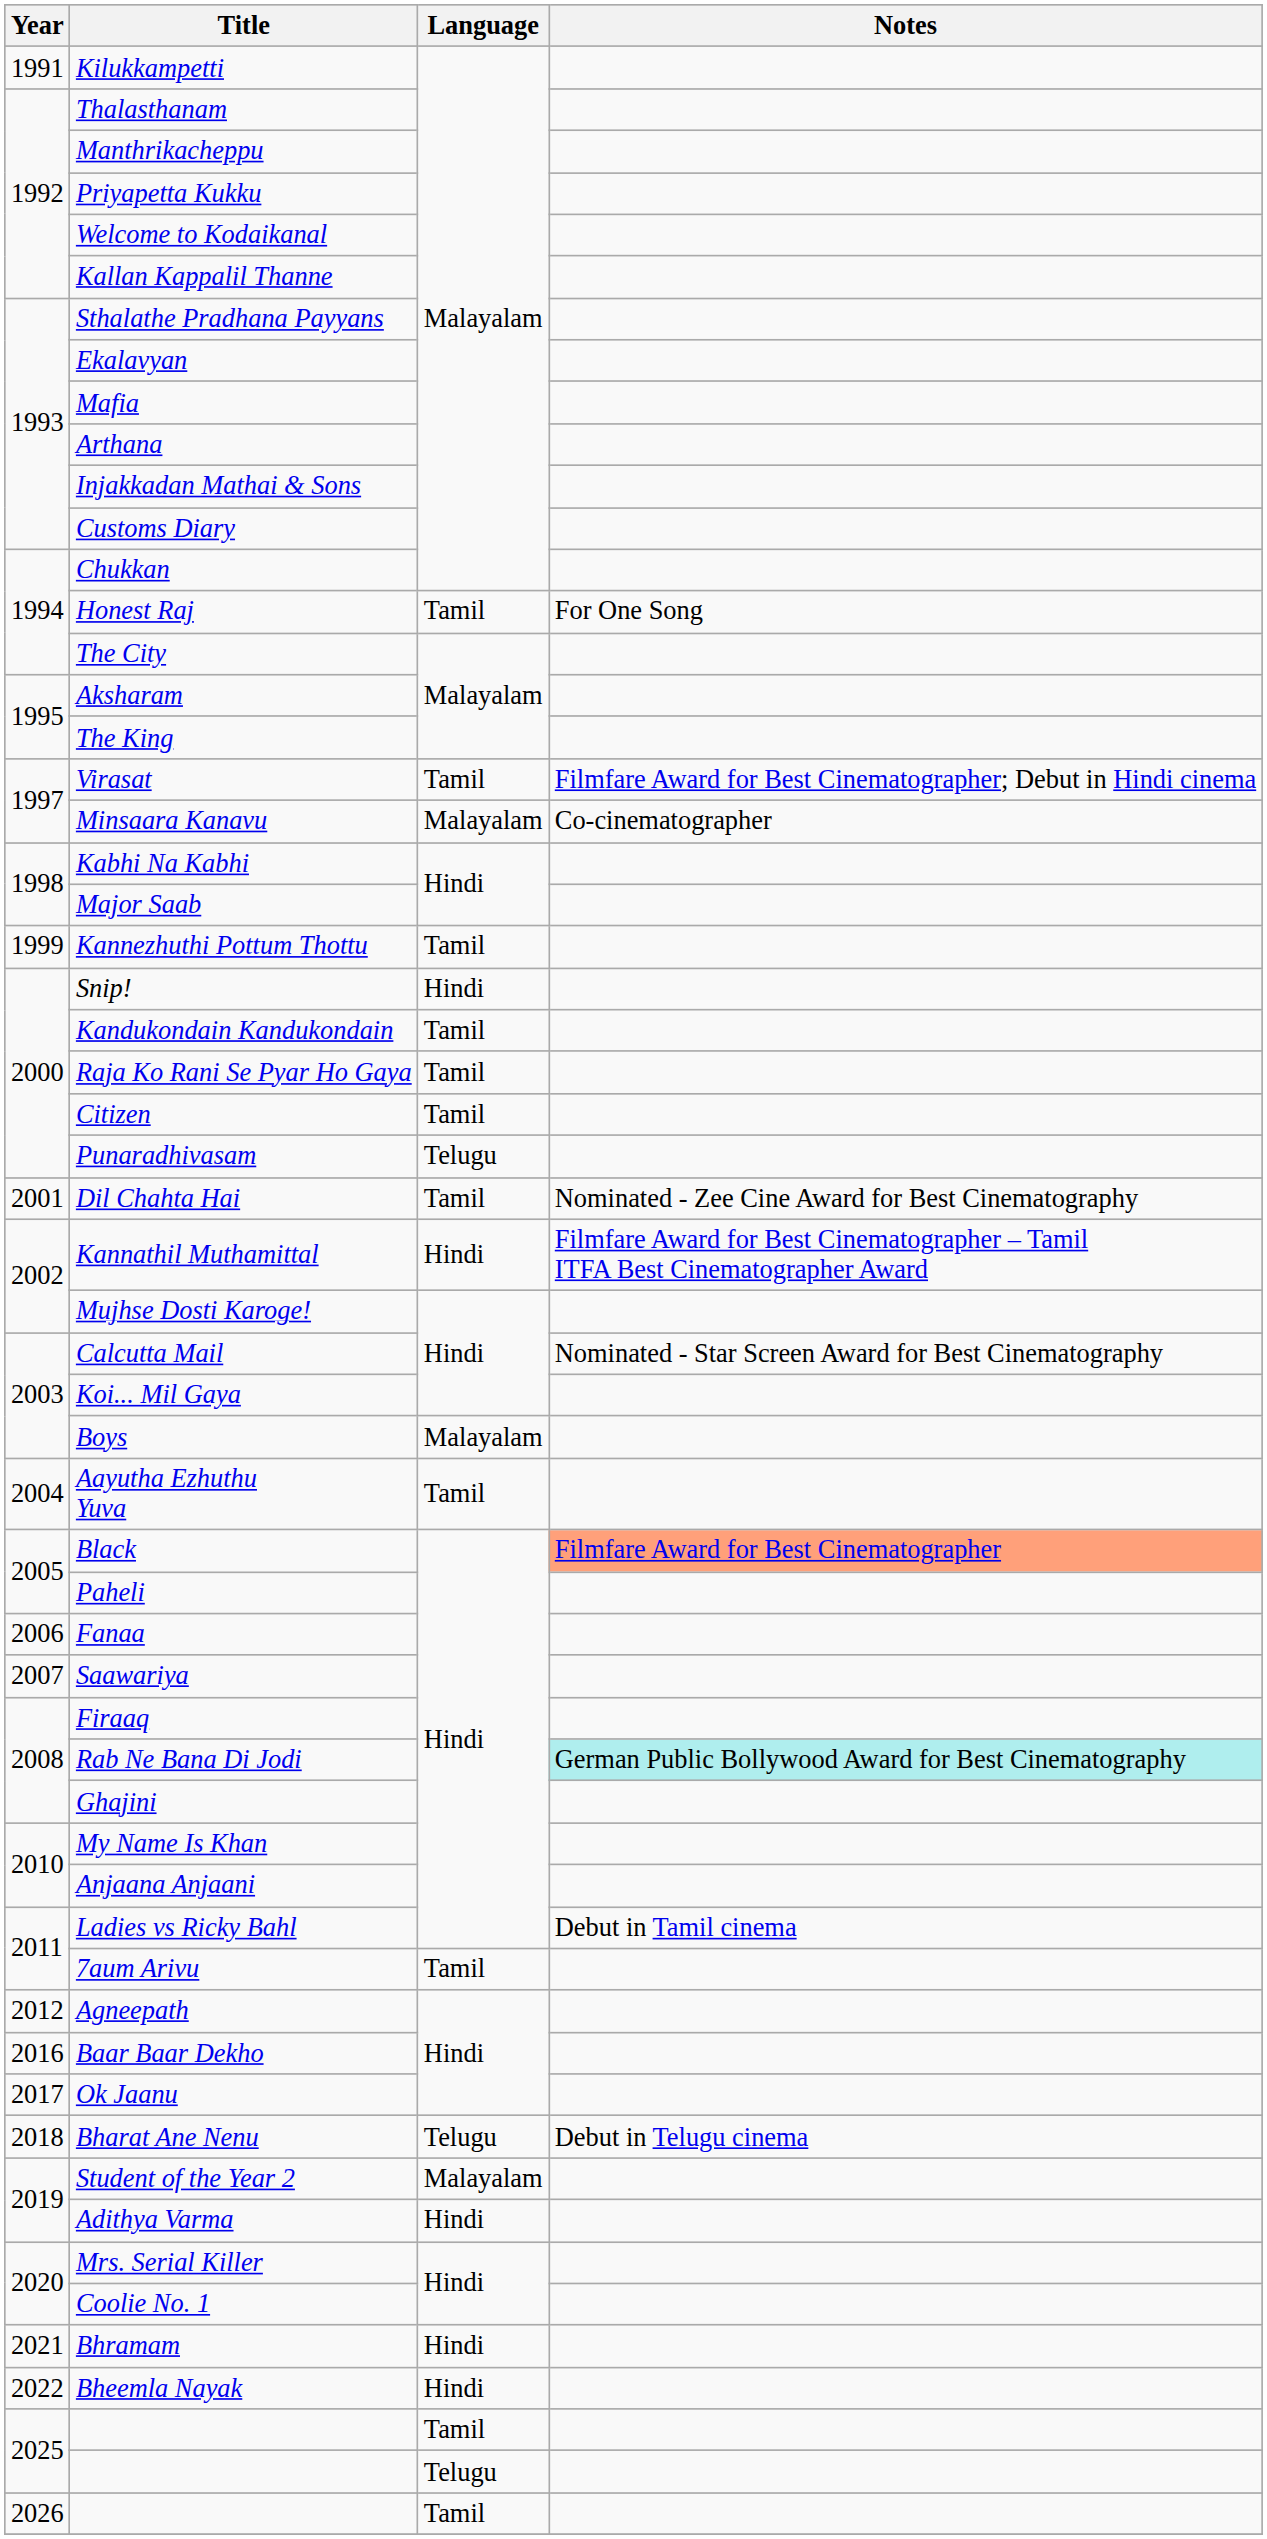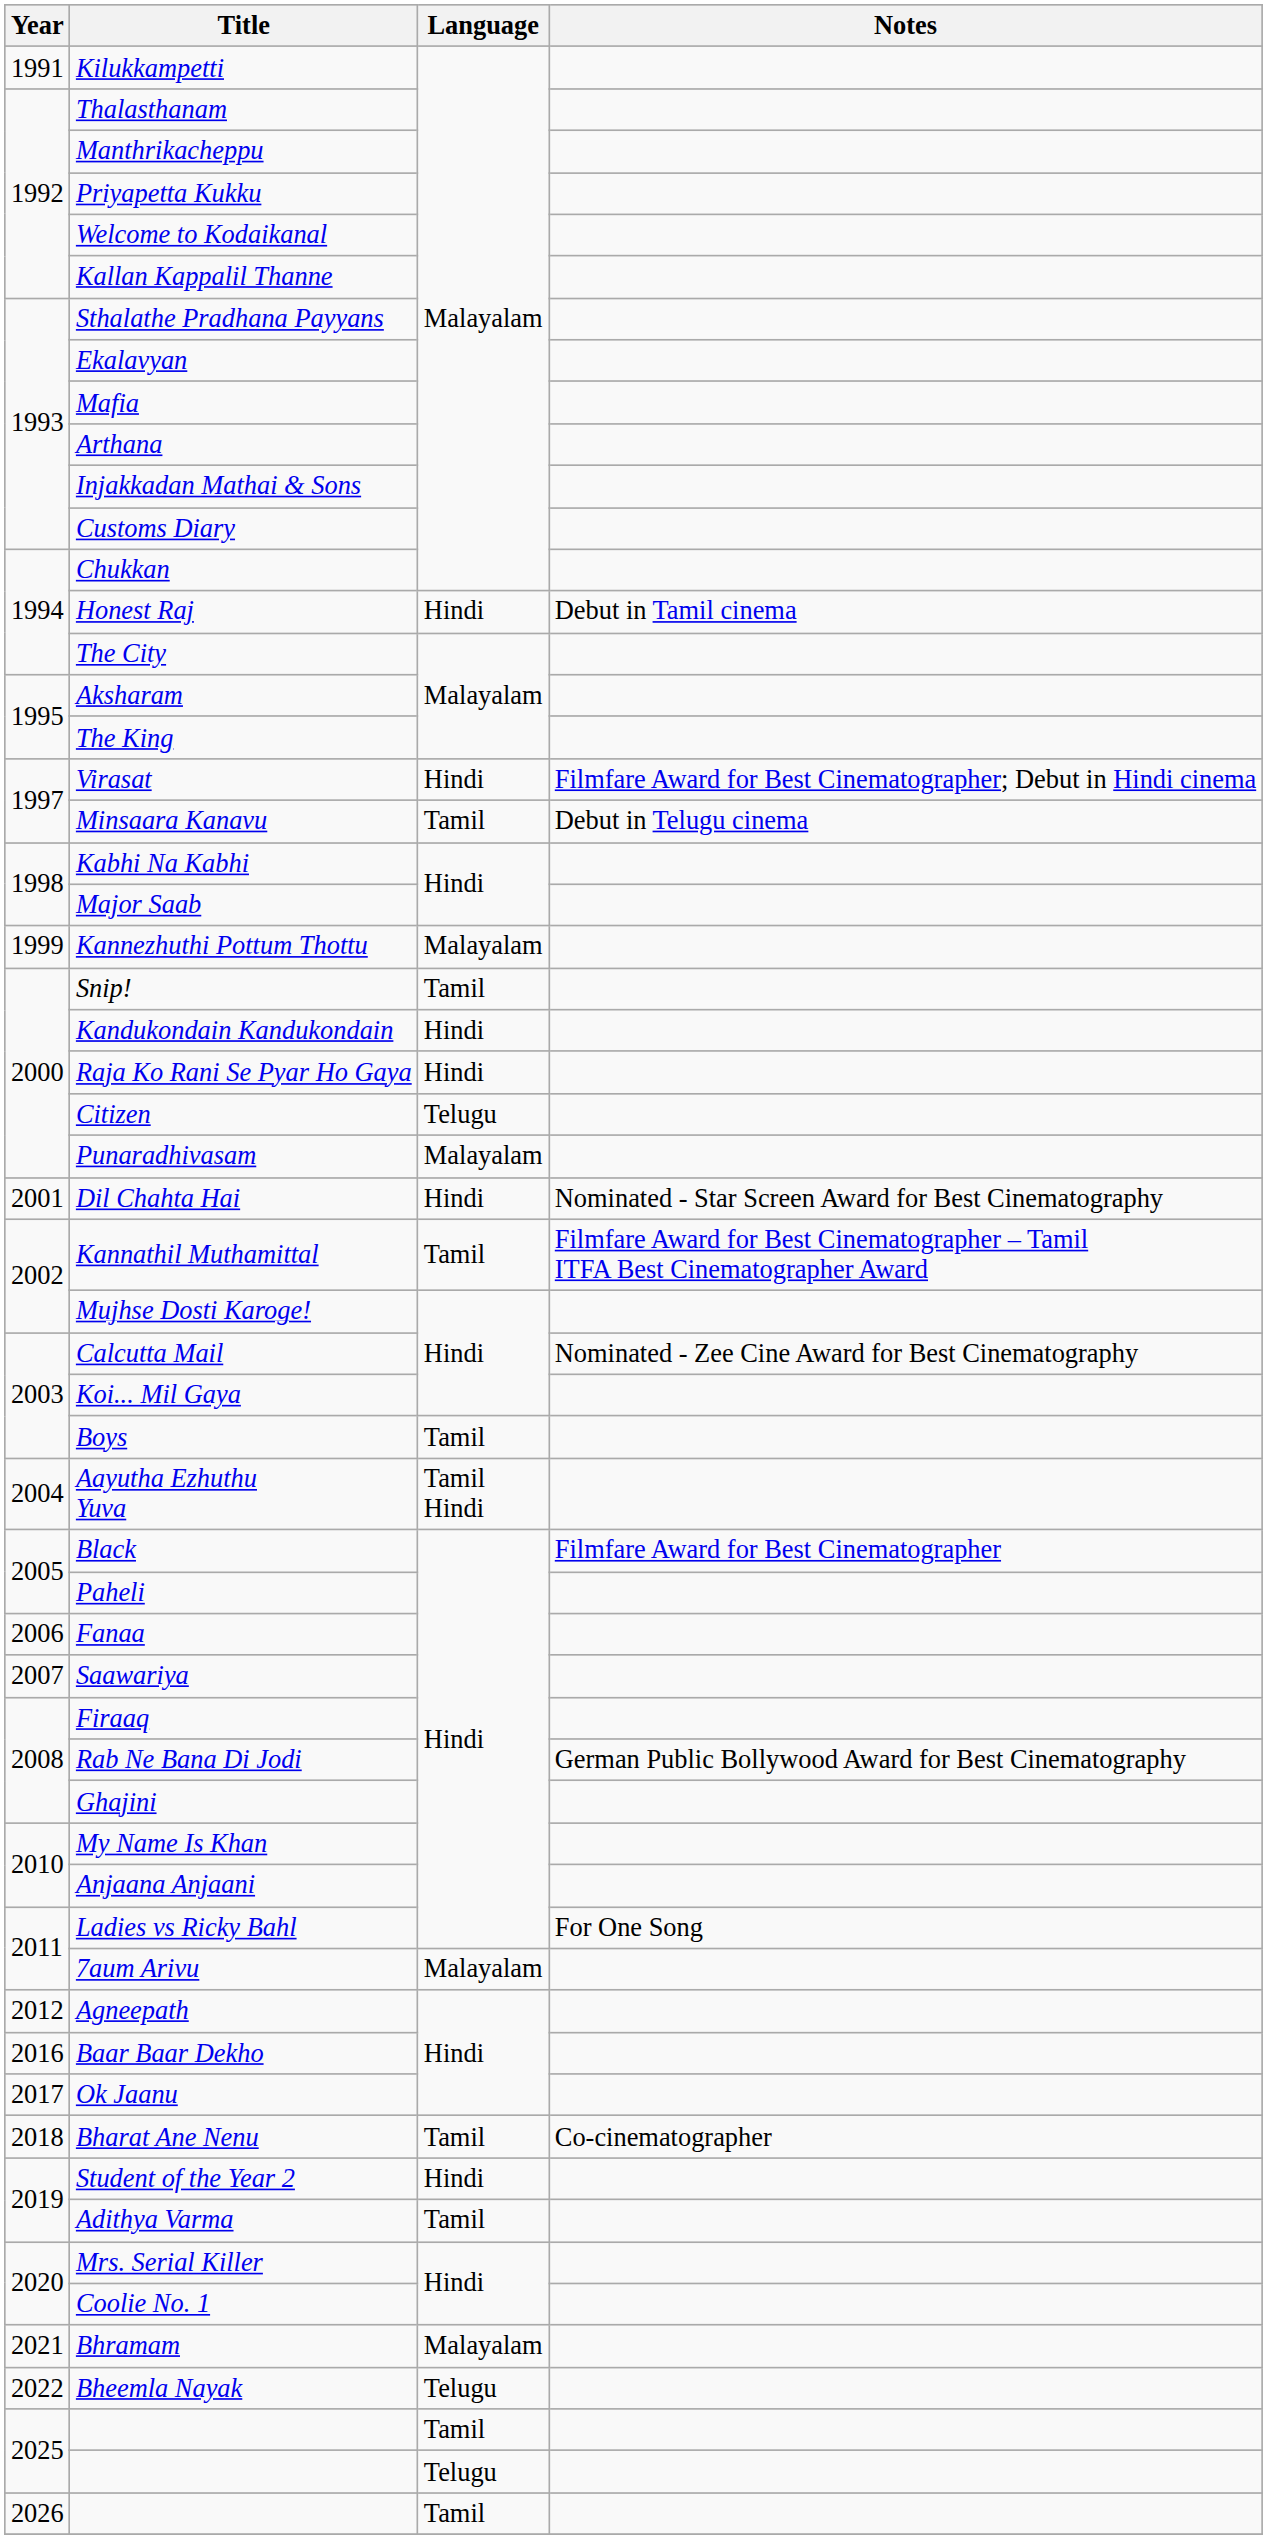(454, 611) Tamil -> (454, 611) Hindi
(629, 611) For One Song -> (676, 611) Debut in Tamil cinema
(454, 779) Tamil -> (454, 779) Hindi
(483, 820) Malayalam -> (454, 820) Tamil
(663, 820) Co-cinematographer -> (682, 820) Debut in Telugu cinema
(454, 946) Tamil -> (483, 946) Malayalam
(454, 988) Hindi -> (454, 988) Tamil
(454, 1030) Tamil -> (454, 1030) Hindi
(454, 1072) Tamil -> (454, 1072) Hindi
(454, 1114) Tamil -> (460, 1114) Telugu
(460, 1155) Telugu -> (483, 1155) Malayalam
(454, 1197) Tamil -> (454, 1197) Hindi
(846, 1197) Nominated - Zee Cine Award for Best Cinematography -> (859, 1197) Nominated - Star Screen Award for Best Cinematography
(454, 1254) Hindi -> (454, 1254) Tamil
(859, 1353) Nominated - Star Screen Award for Best Cinematography -> (846, 1353) Nominated - Zee Cine Award for Best Cinematography
(483, 1436) Malayalam -> (454, 1436) Tamil
(454, 1493) Tamil -> (454, 1493) Tamil Hindi
(778, 1550) lightsalmon background -> (778, 1550) no background
(870, 1759) paleturquoise background -> (870, 1759) no background
(676, 1927) Debut in Tamil cinema -> (629, 1927) For One Song
(454, 1968) Tamil -> (483, 1968) Malayalam
(460, 2136) Telugu -> (454, 2136) Tamil
(682, 2136) Debut in Telugu cinema -> (663, 2136) Co-cinematographer
(483, 2178) Malayalam -> (454, 2178) Hindi
(454, 2220) Hindi -> (454, 2220) Tamil
(454, 2345) Hindi -> (483, 2345) Malayalam
(454, 2387) Hindi -> (460, 2387) Telugu
